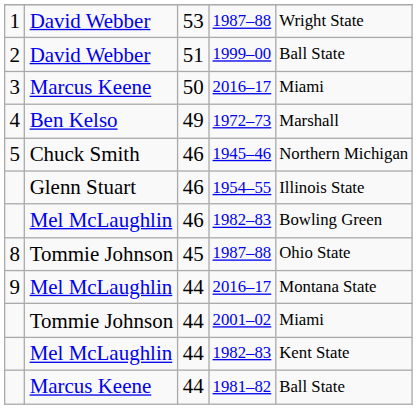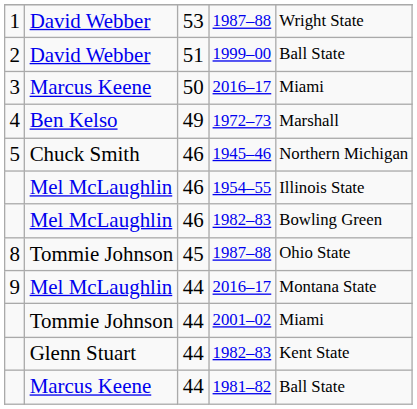(83, 187) Glenn Stuart -> (101, 187) Mel McLaughlin
(101, 353) Mel McLaughlin -> (83, 353) Glenn Stuart
